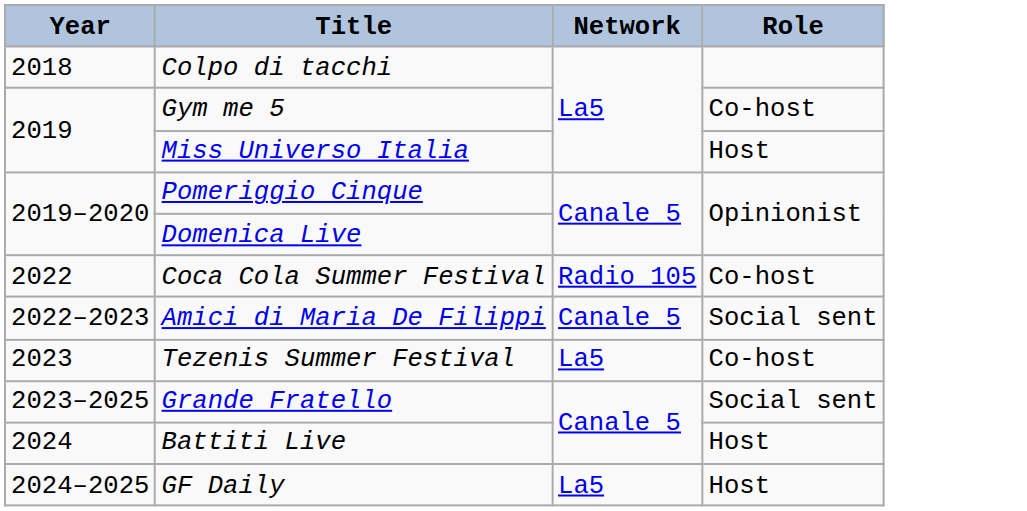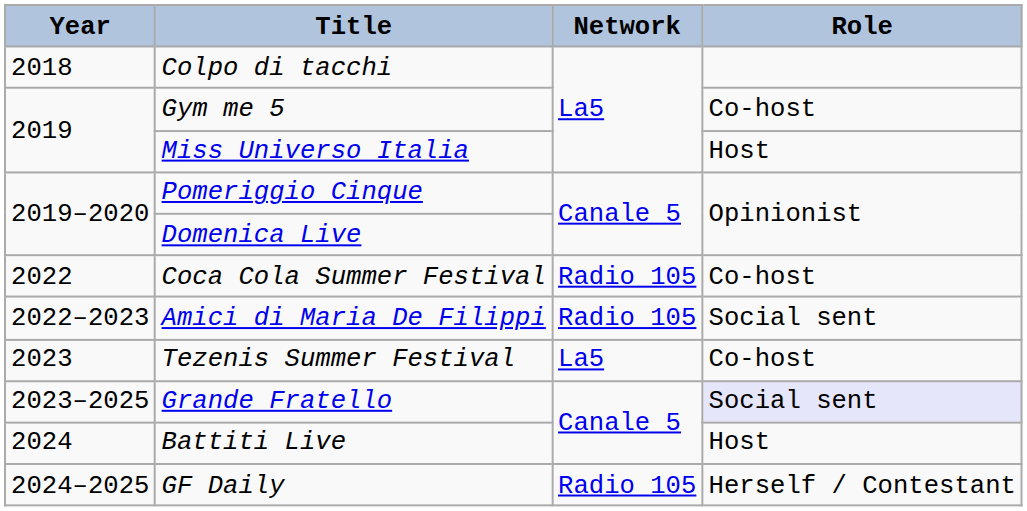(620, 318) Canale 5 -> (627, 318) Radio 105
(793, 402) no background -> (793, 402) lavender background
(581, 485) La5 -> (627, 485) Radio 105
(739, 485) Host -> (862, 485) Herself / Contestant
